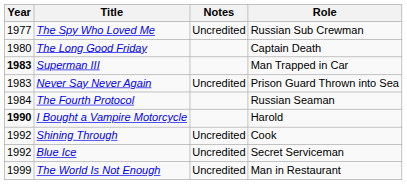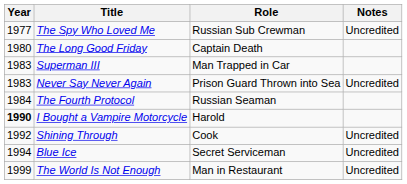columns swapped: (325, 13) <-> (219, 13)
(19, 65) bold -> (19, 65) normal
(19, 153) 1992 -> (19, 153) 1994
